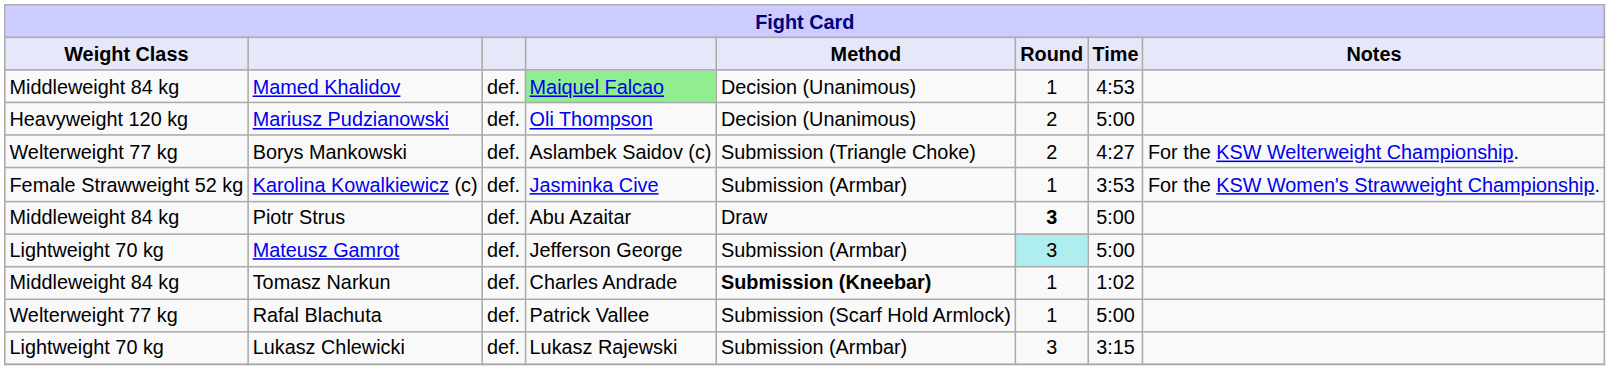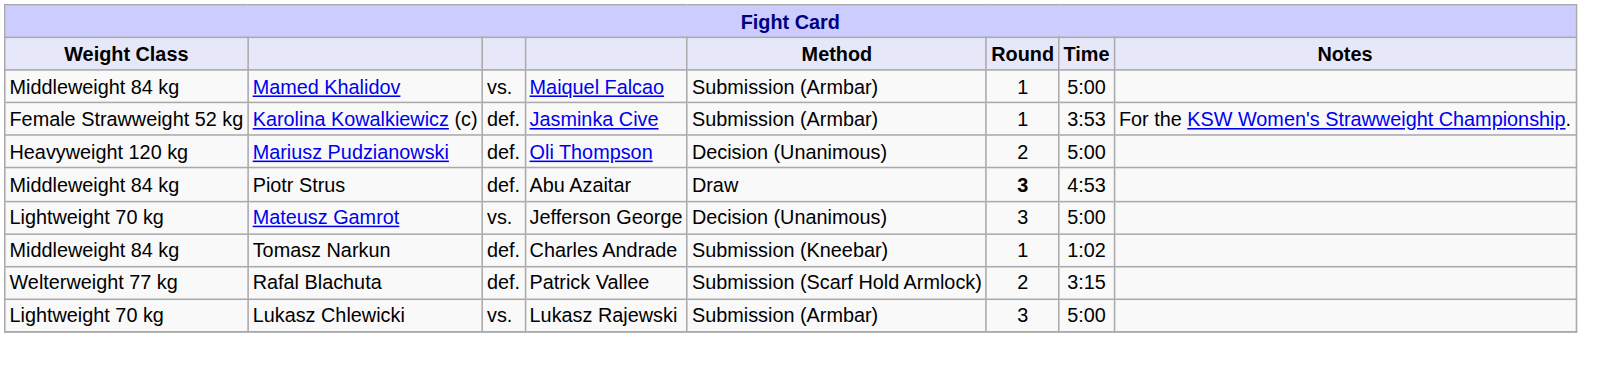(504, 86) def. -> (500, 86) vs.
(597, 86) lightgreen background -> (597, 86) no background
(818, 86) Decision (Unanimous) -> (785, 86) Submission (Armbar)
(1115, 86) 4:53 -> (1086, 86) 5:00
rows swapped: (351, 119) <-> (365, 184)
- row: (330, 152)
(1115, 217) 5:00 -> (1086, 184) 4:53
(504, 250) def. -> (500, 217) vs.
(814, 250) Submission (Armbar) -> (789, 217) Decision (Unanimous)
(1052, 250) paleturquoise background -> (1023, 217) no background
(826, 282) bold -> (790, 250) normal
(1052, 315) 1 -> (1023, 282) 2
(1115, 315) 5:00 -> (1086, 282) 3:15
(504, 348) def. -> (500, 315) vs.
(1115, 348) 3:15 -> (1086, 315) 5:00
